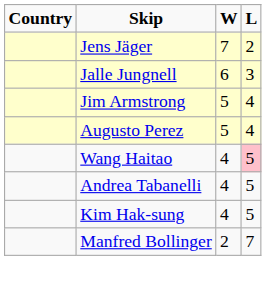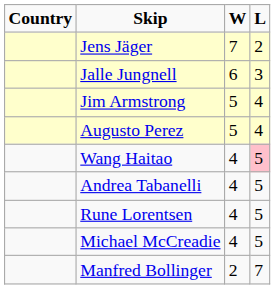- row: (132, 213)
+ row: (136, 213)
+ row: (150, 241)
